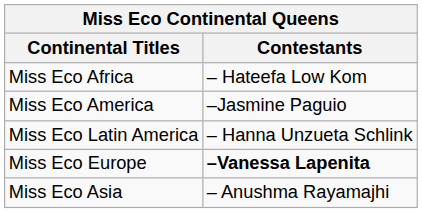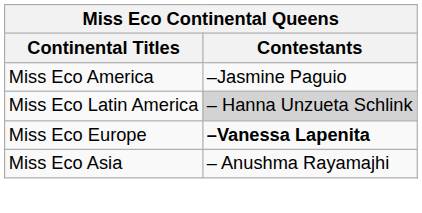- row: (71, 76)
(310, 134) no background -> (310, 105) lightgrey background
